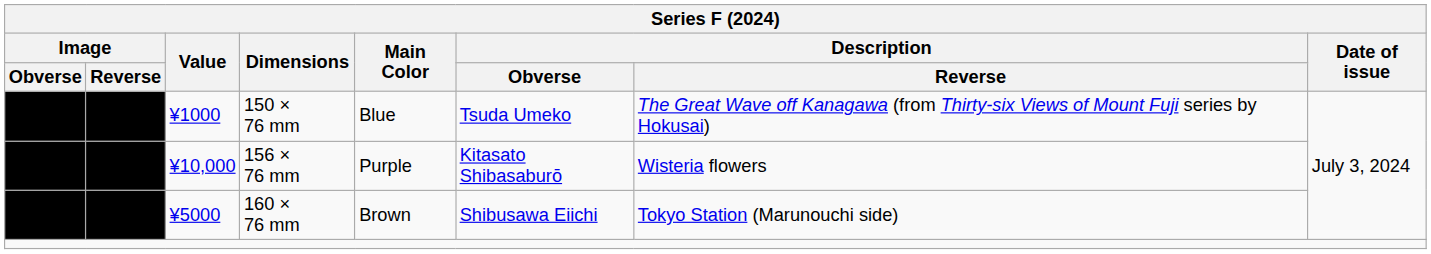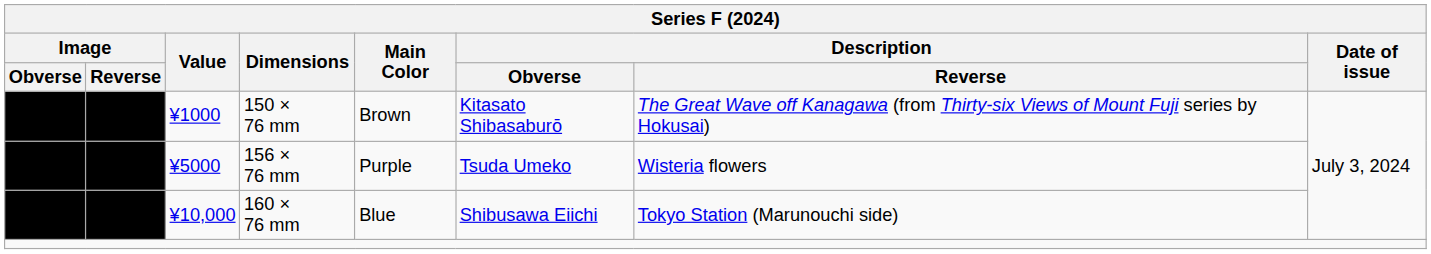(377, 116) Blue -> (385, 116) Brown
(515, 116) Tsuda Umeko -> (511, 116) Kitasato Shibasaburō
(203, 165) ¥10,000 -> (195, 165) ¥5000
(511, 165) Kitasato Shibasaburō -> (515, 165) Tsuda Umeko
(195, 214) ¥5000 -> (203, 214) ¥10,000
(385, 214) Brown -> (377, 214) Blue
